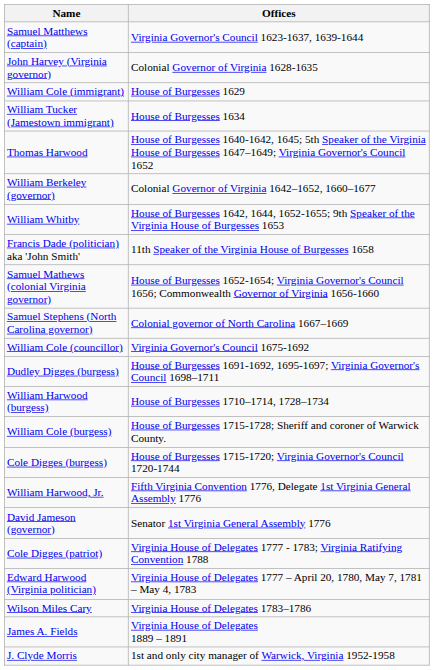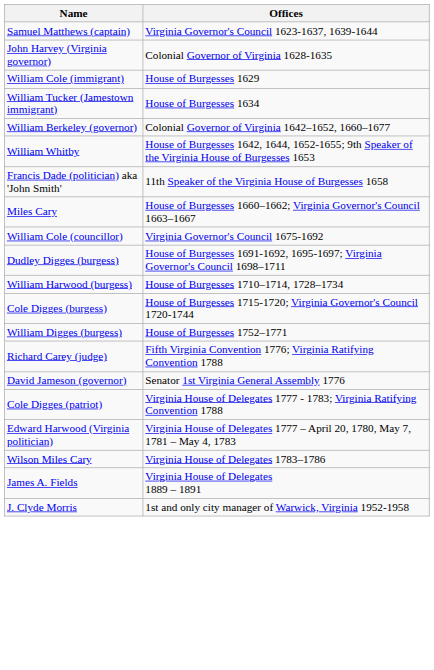- row: (47, 152)
- row: (46, 286)
+ row: (32, 212)
- row: (62, 323)
- row: (59, 432)
+ row: (64, 332)
+ row: (57, 356)
- row: (55, 492)
